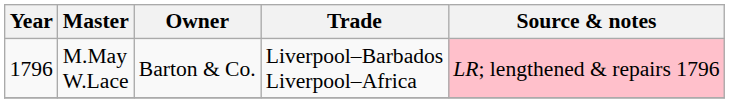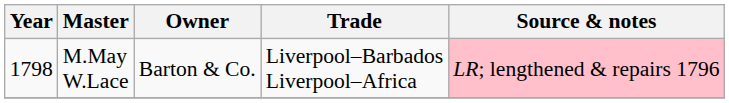(31, 68) 1796 -> (31, 68) 1798
